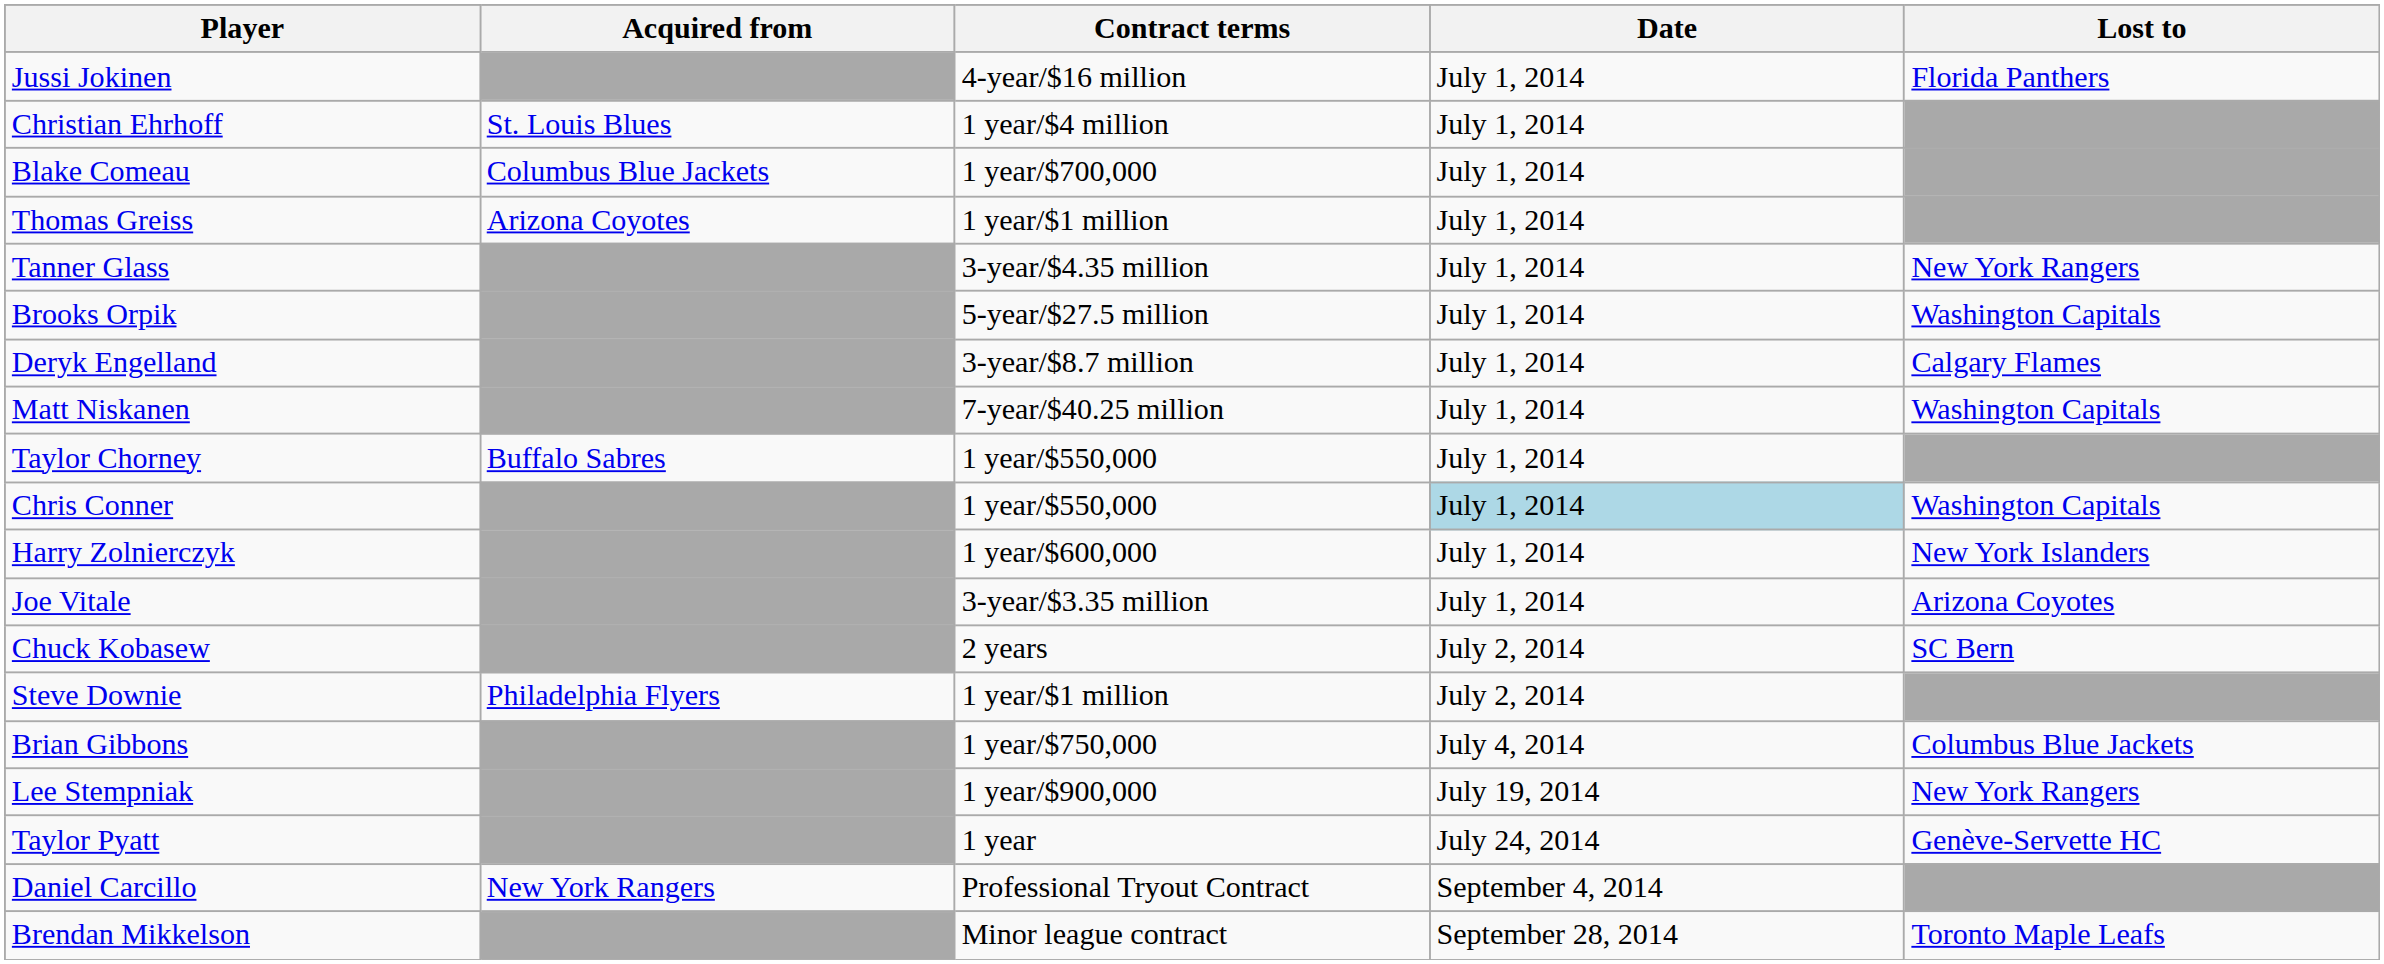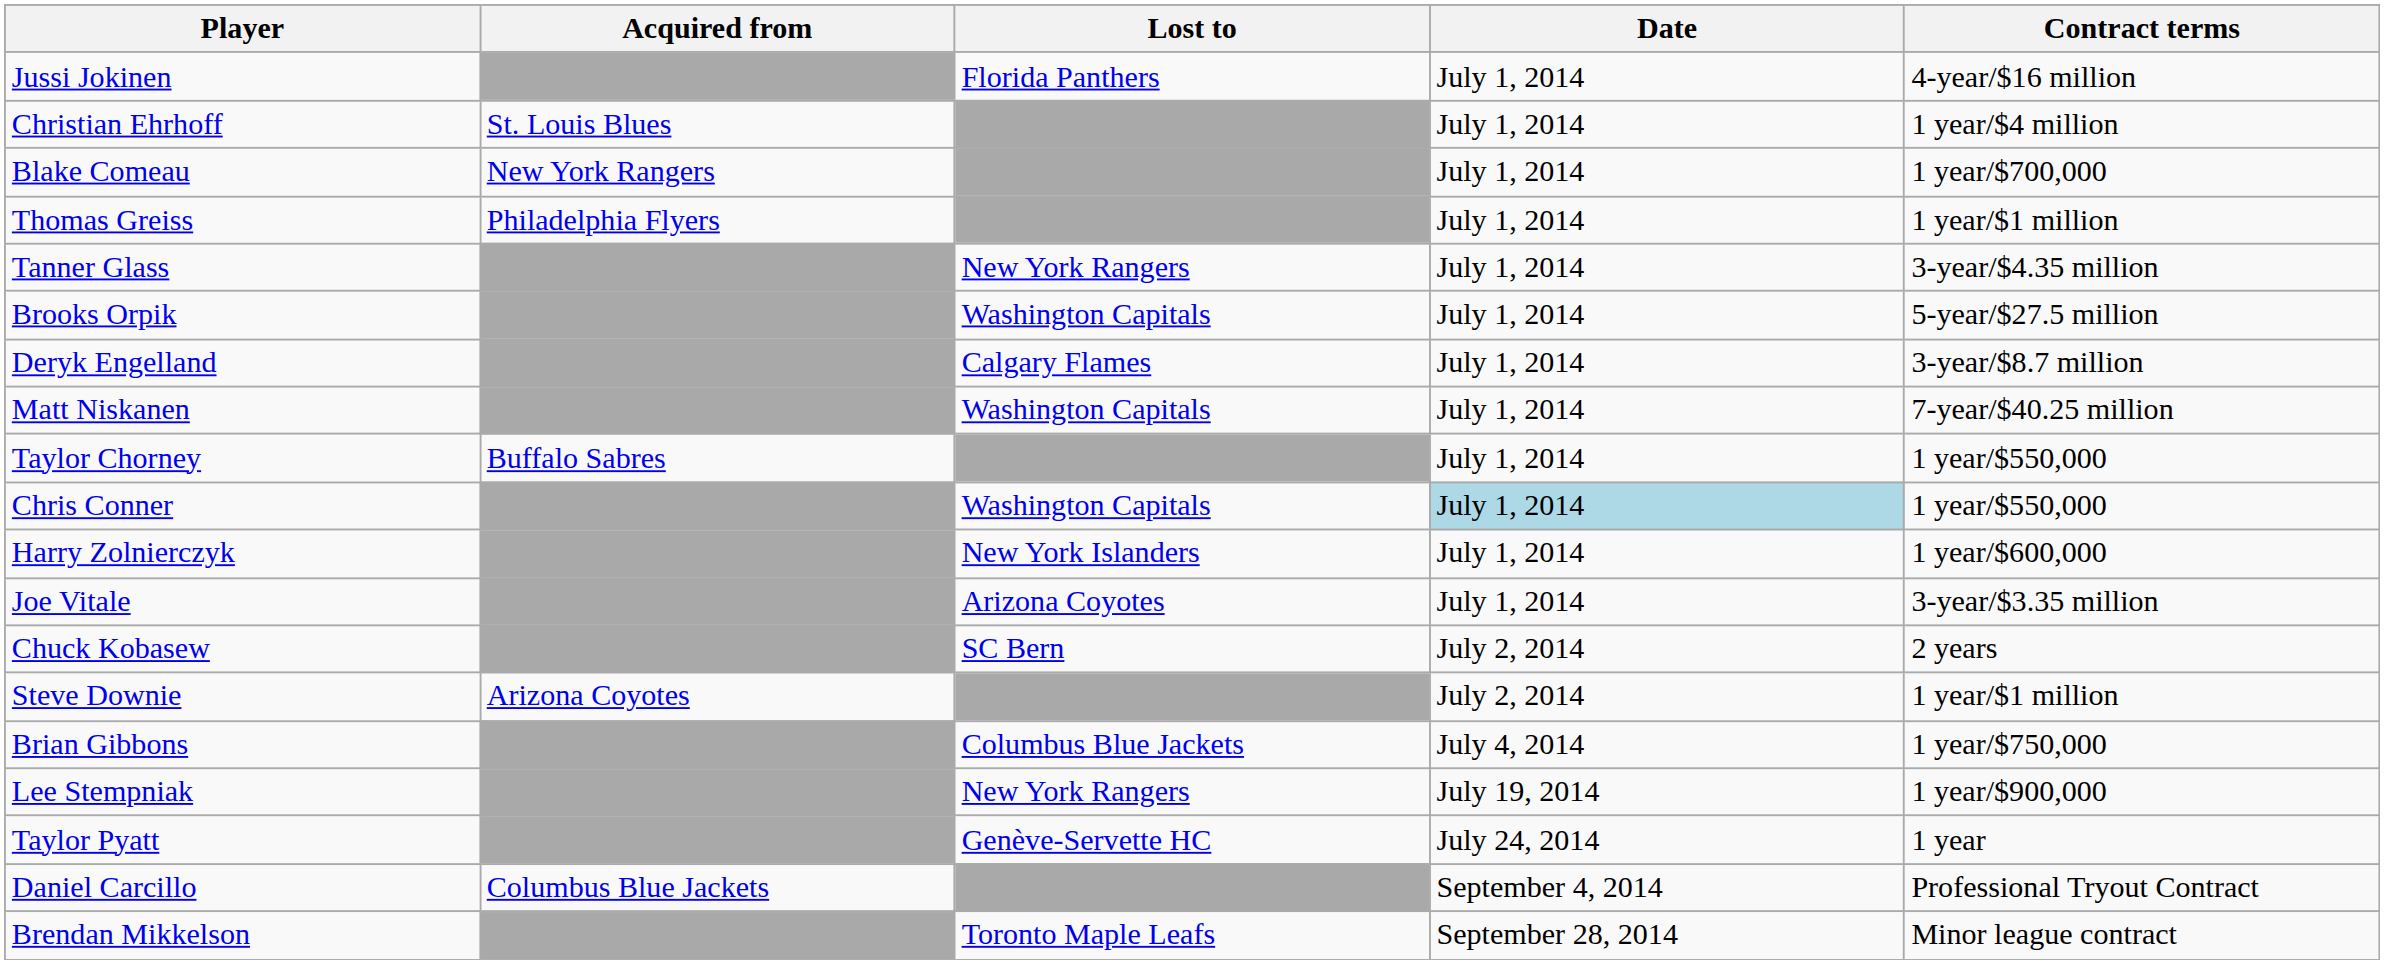columns swapped: (2142, 28) <-> (1192, 28)
(628, 171) Columbus Blue Jackets -> (601, 171) New York Rangers
(588, 219) Arizona Coyotes -> (603, 219) Philadelphia Flyers
(603, 696) Philadelphia Flyers -> (588, 696) Arizona Coyotes
(601, 887) New York Rangers -> (628, 887) Columbus Blue Jackets
